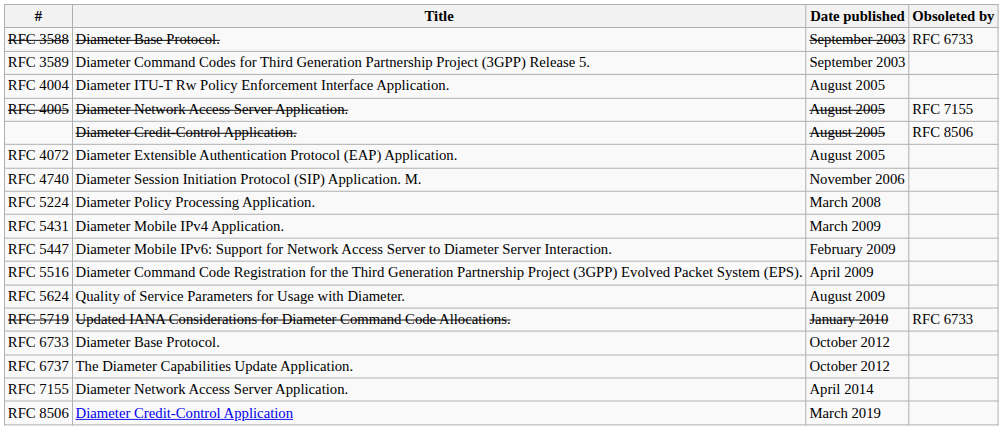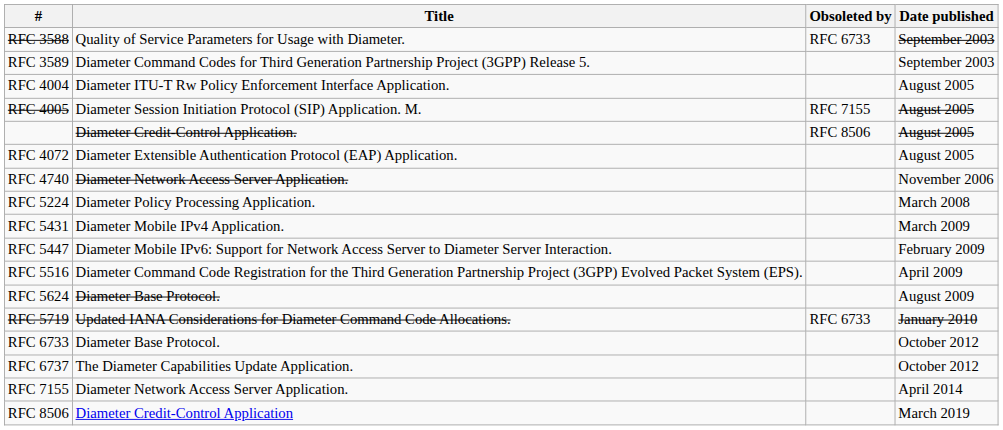columns swapped: (857, 16) <-> (953, 16)
(148, 39) Diameter Base Protocol. -> (240, 39) Quality of Service Parameters for Usage with Diameter.
(212, 109) Diameter Network Access Server Application. -> (249, 109) Diameter Session Initiation Protocol (SIP) Application. M.
(249, 179) Diameter Session Initiation Protocol (SIP) Application. M. -> (212, 179) Diameter Network Access Server Application.
(240, 296) Quality of Service Parameters for Usage with Diameter. -> (148, 296) Diameter Base Protocol.
